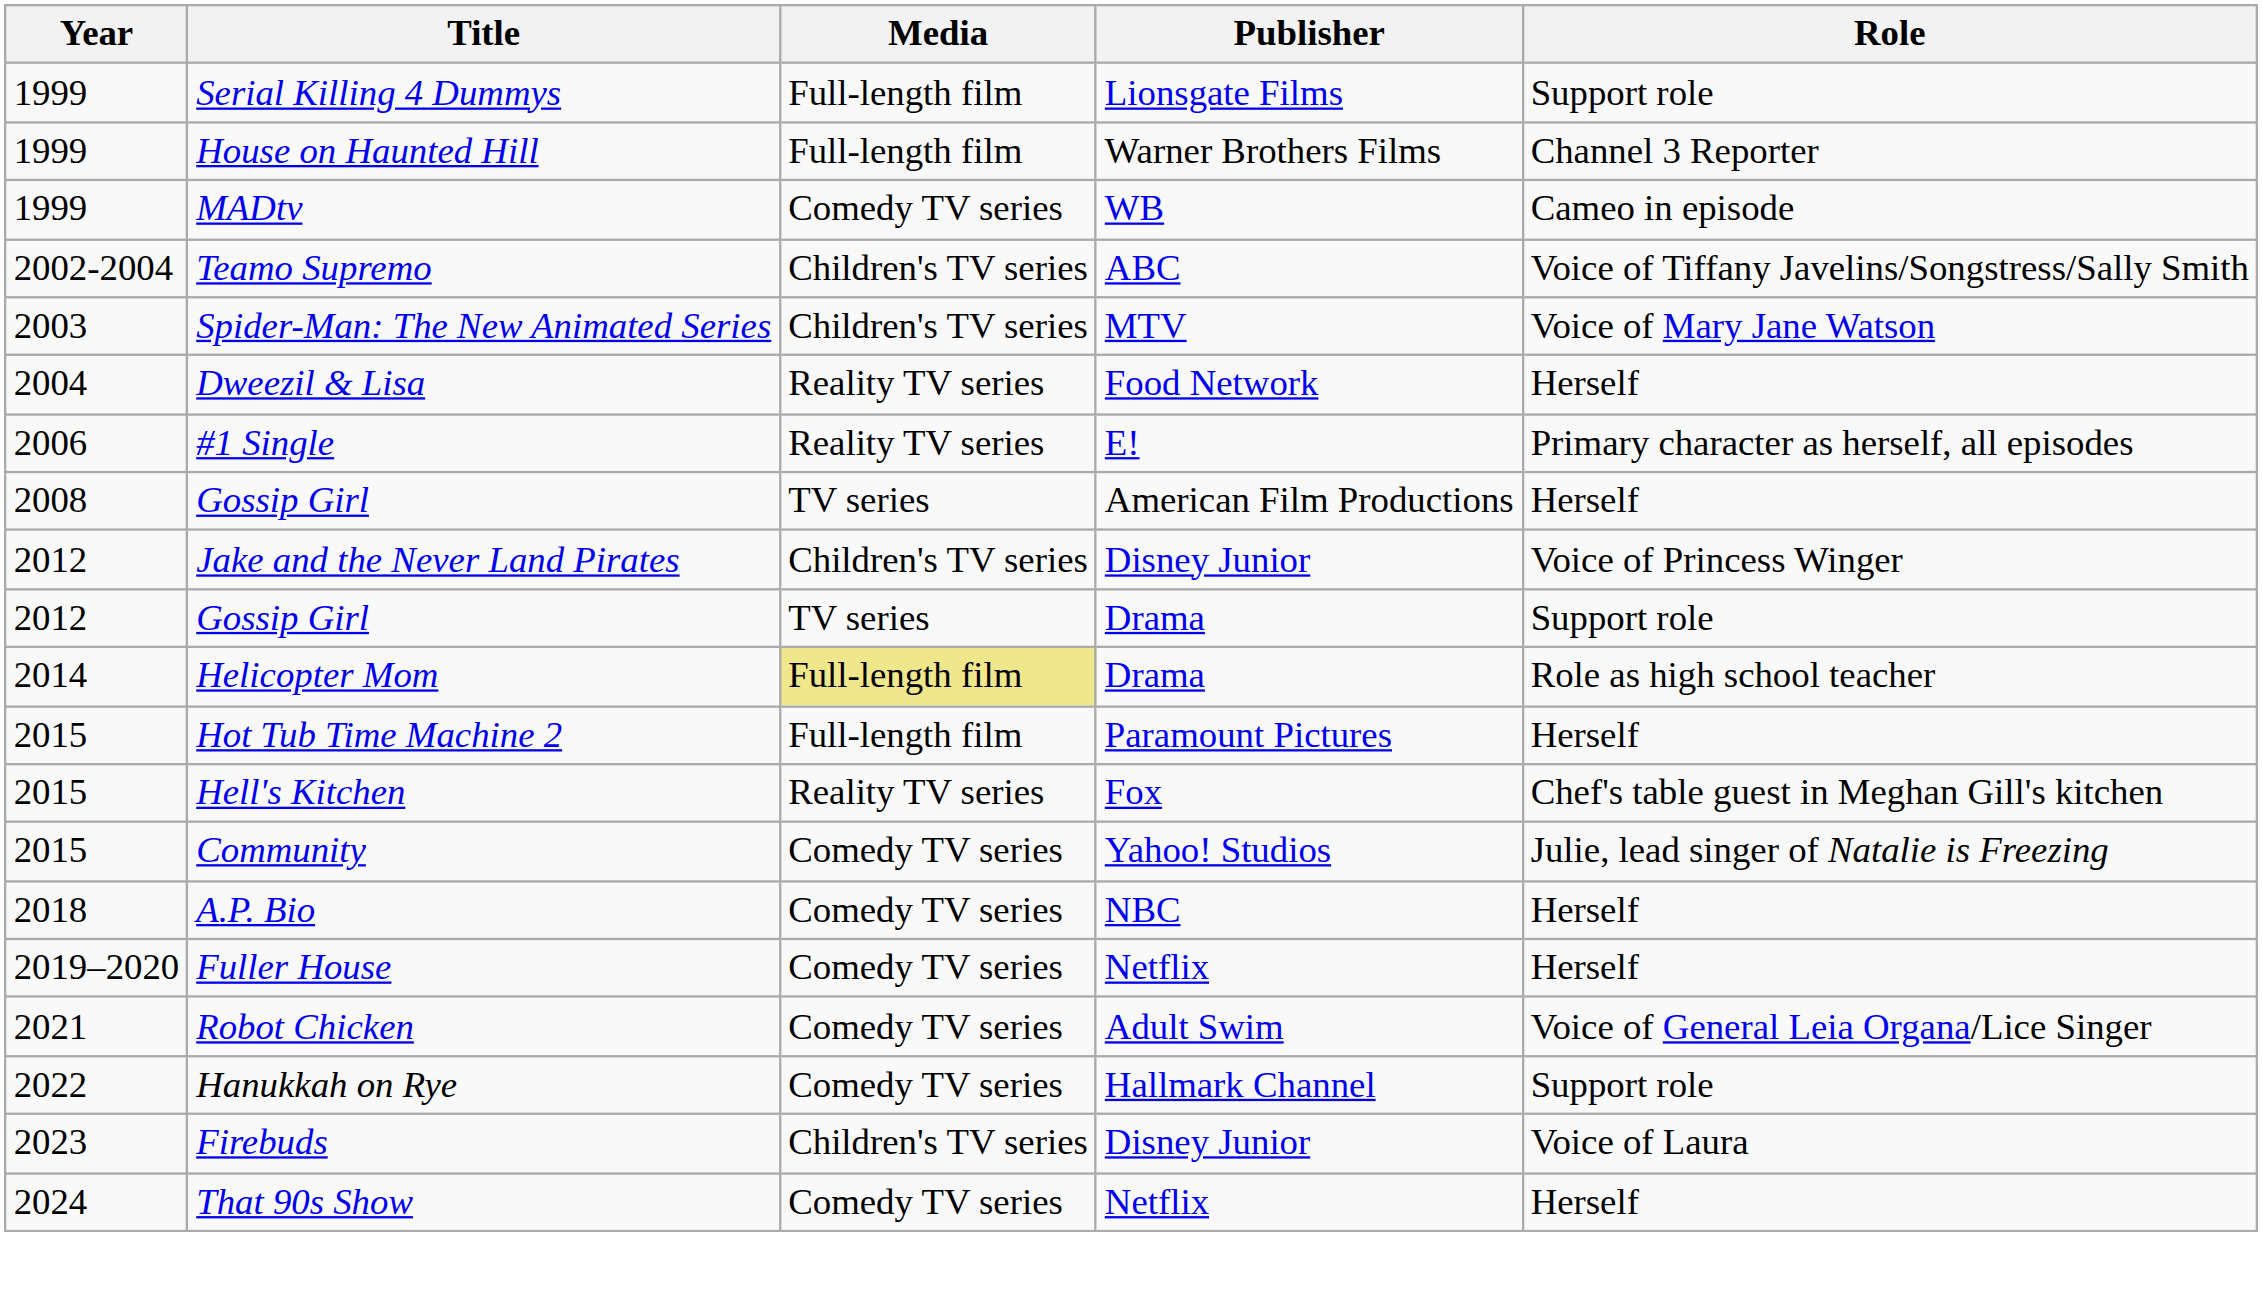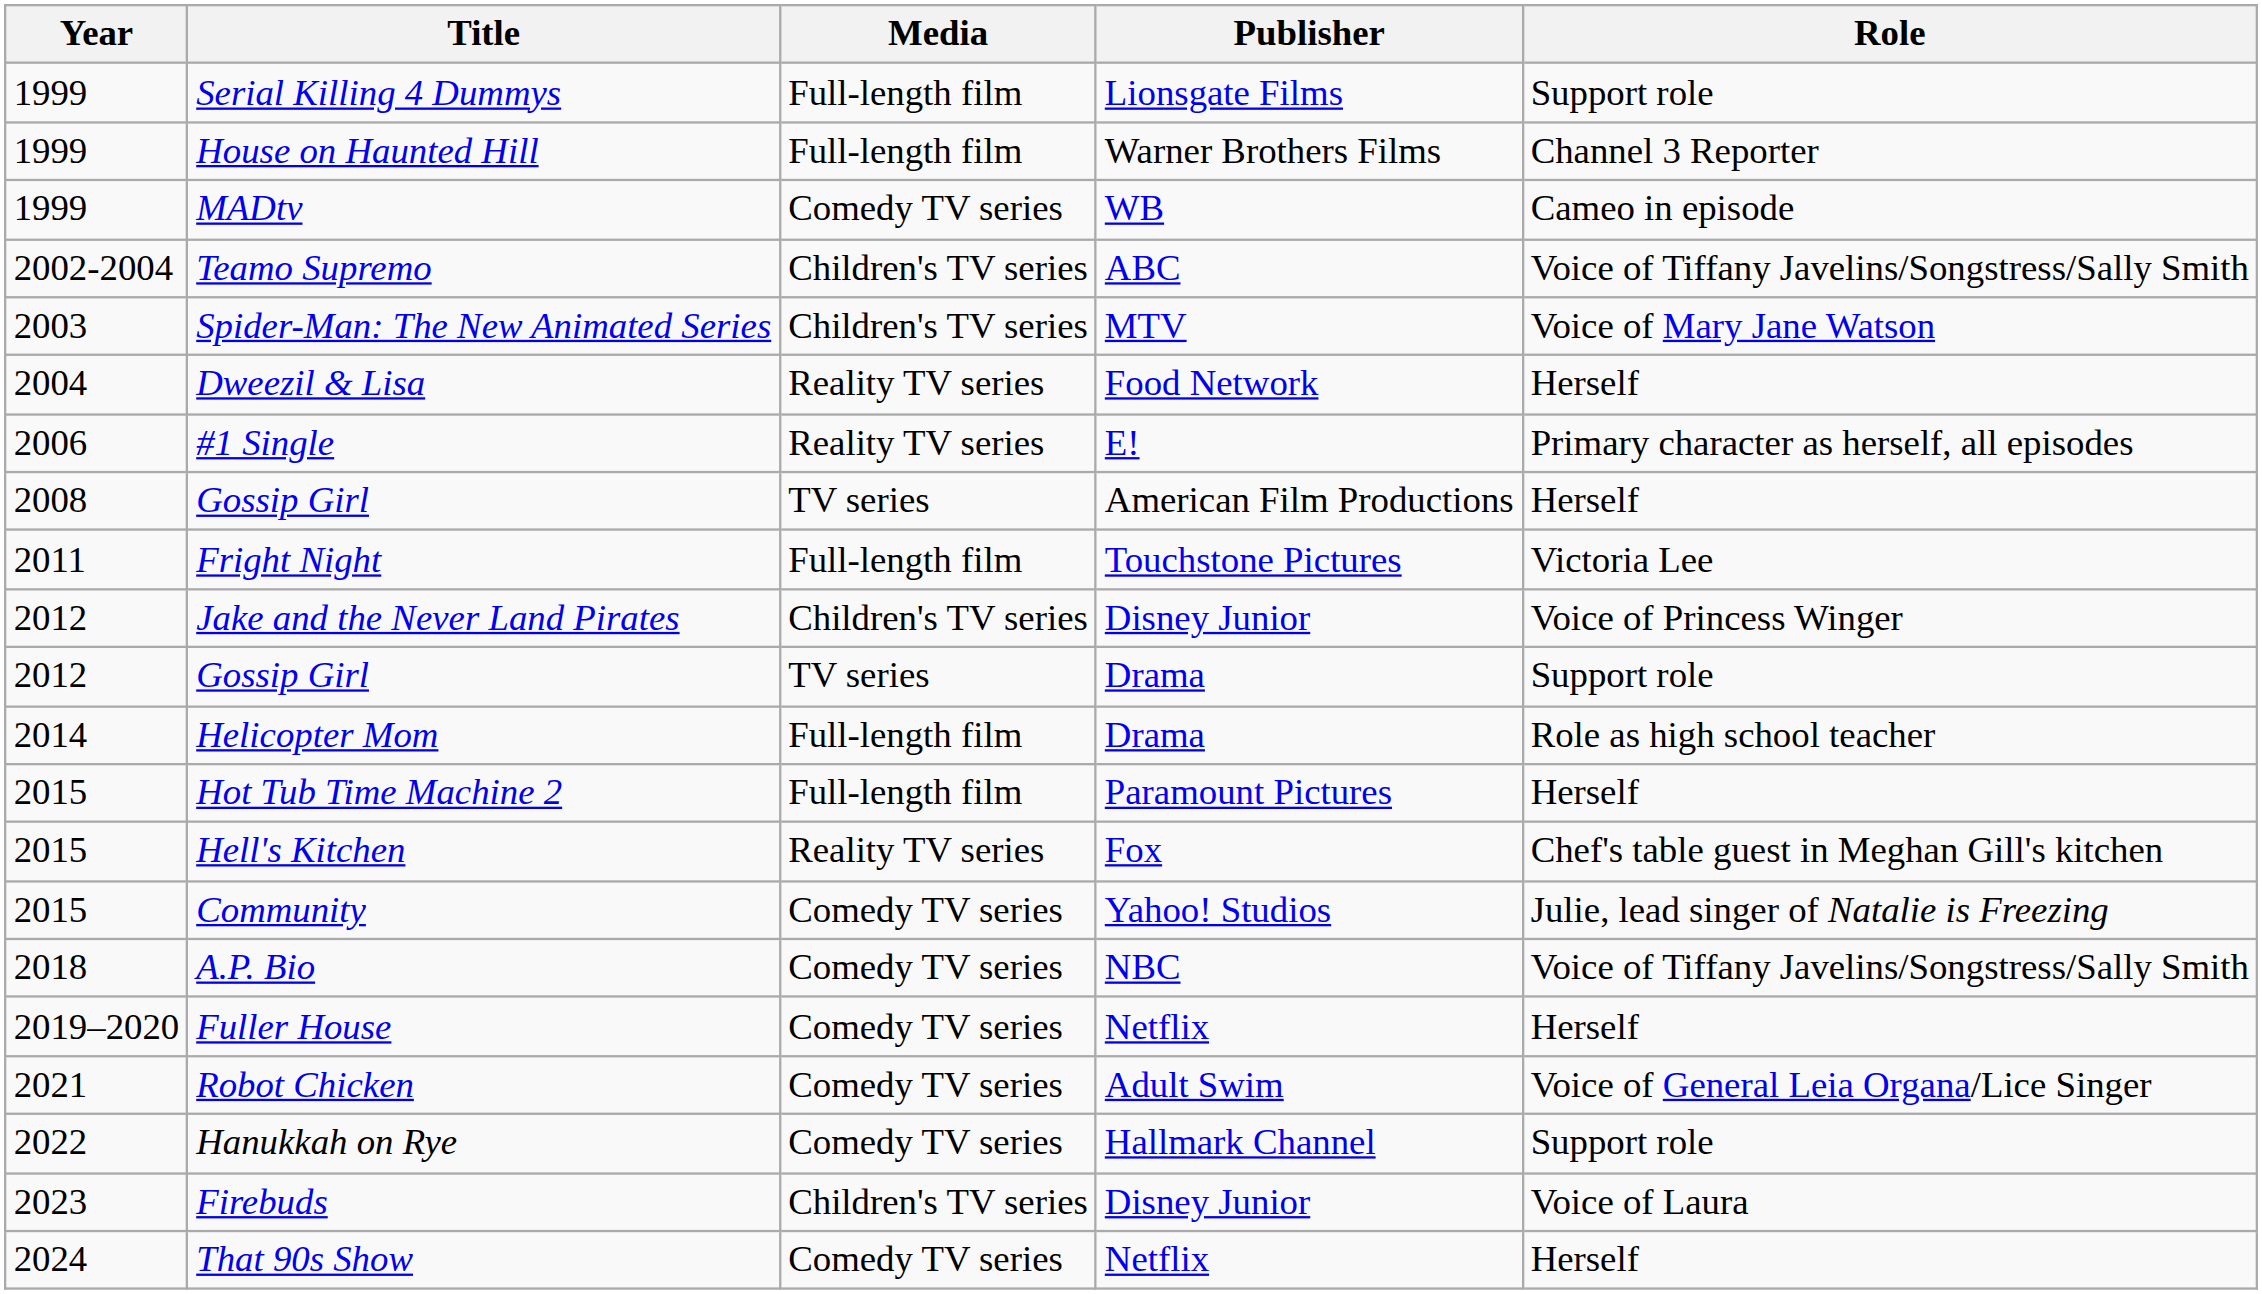+ row: (50, 558)
(905, 675) khaki background -> (905, 734) no background
(1585, 909) Herself -> (1890, 967) Voice of Tiffany Javelins/Songstress/Sally Smith
